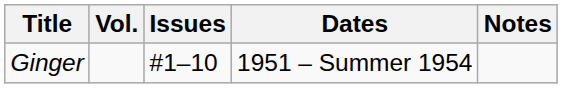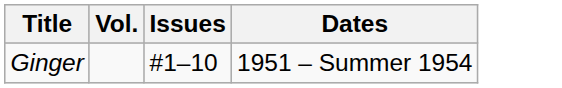- column: (518, 23)
